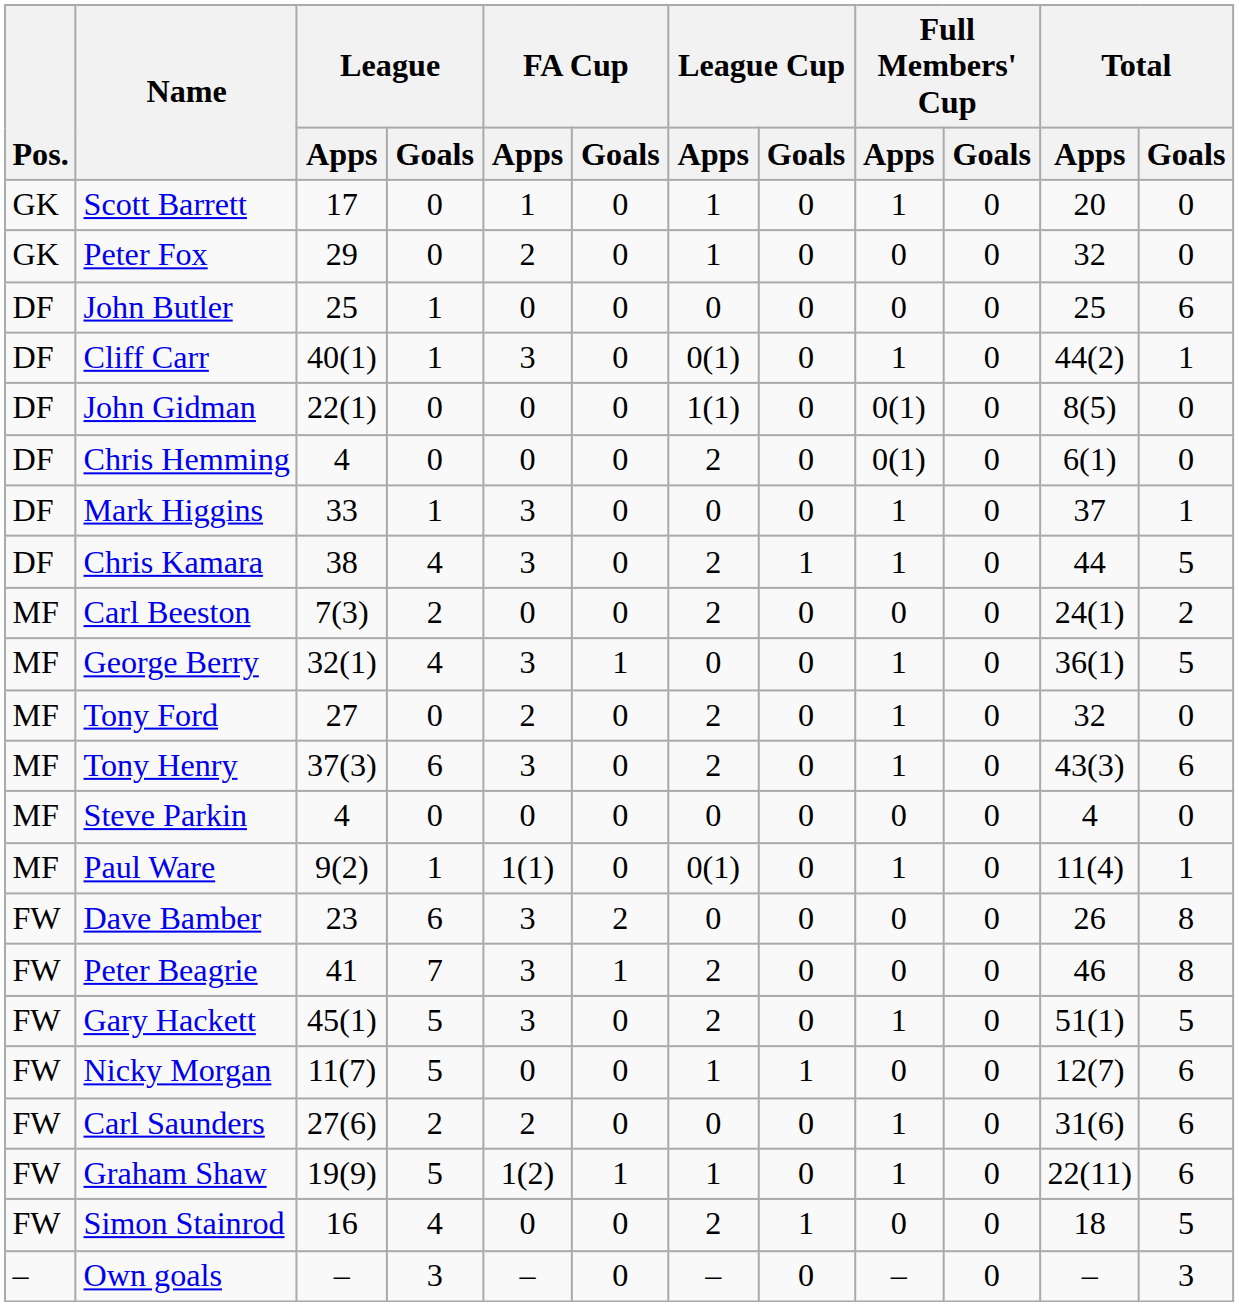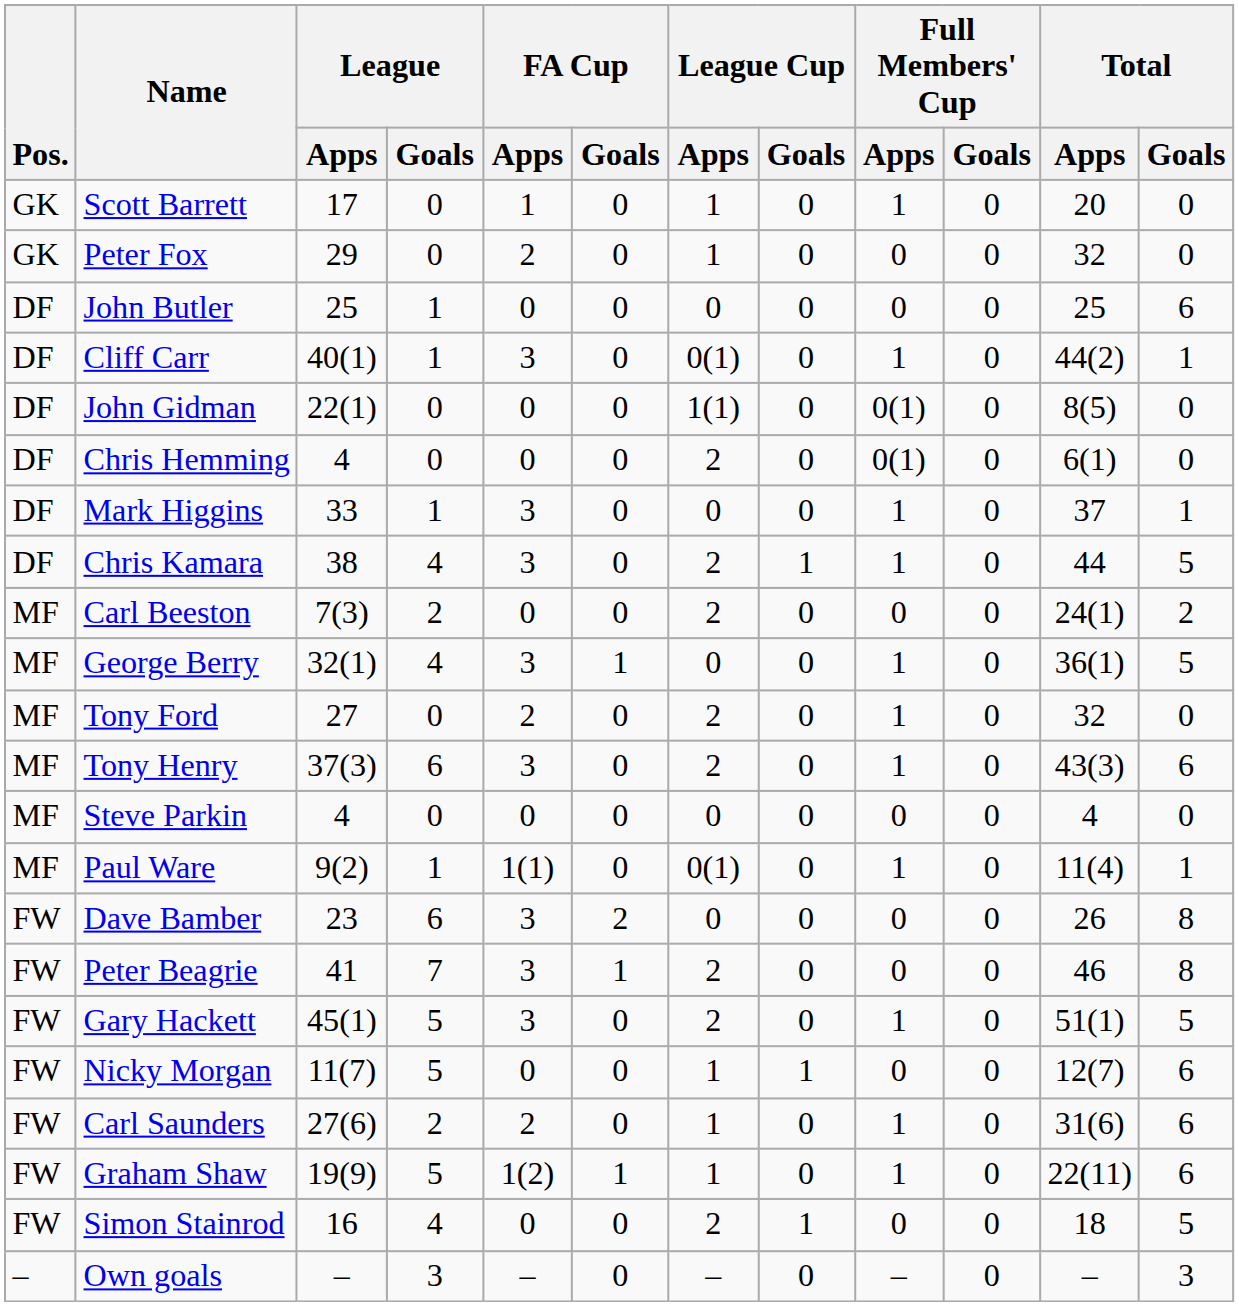(713, 1122) 0 -> (713, 1122) 1
